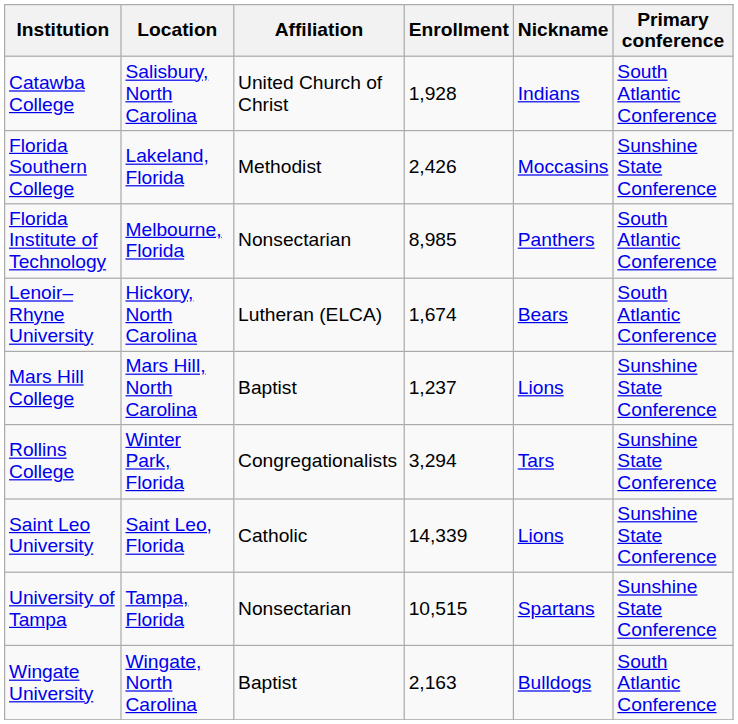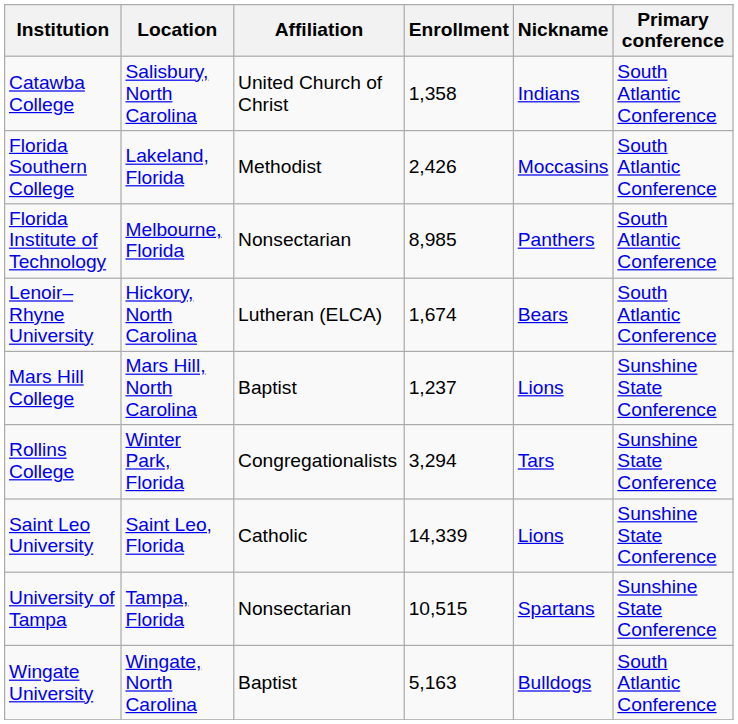(433, 93) 1,928 -> (433, 93) 1,358
(667, 167) Sunshine State Conference -> (667, 167) South Atlantic Conference
(433, 682) 2,163 -> (433, 682) 5,163
